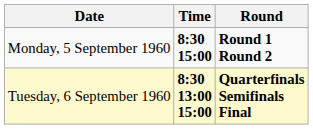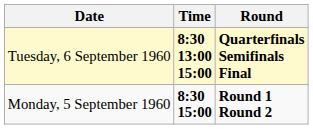rows swapped: (89, 47) <-> (89, 95)
